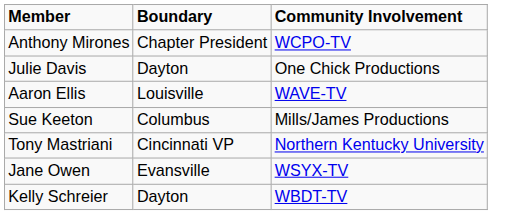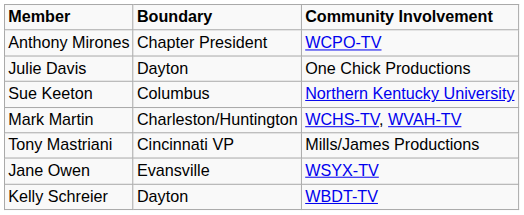- row: (47, 94)
(362, 119) Mills/James Productions -> (410, 94) Northern Kentucky University
+ row: (51, 119)
(379, 145) Northern Kentucky University -> (392, 145) Mills/James Productions
